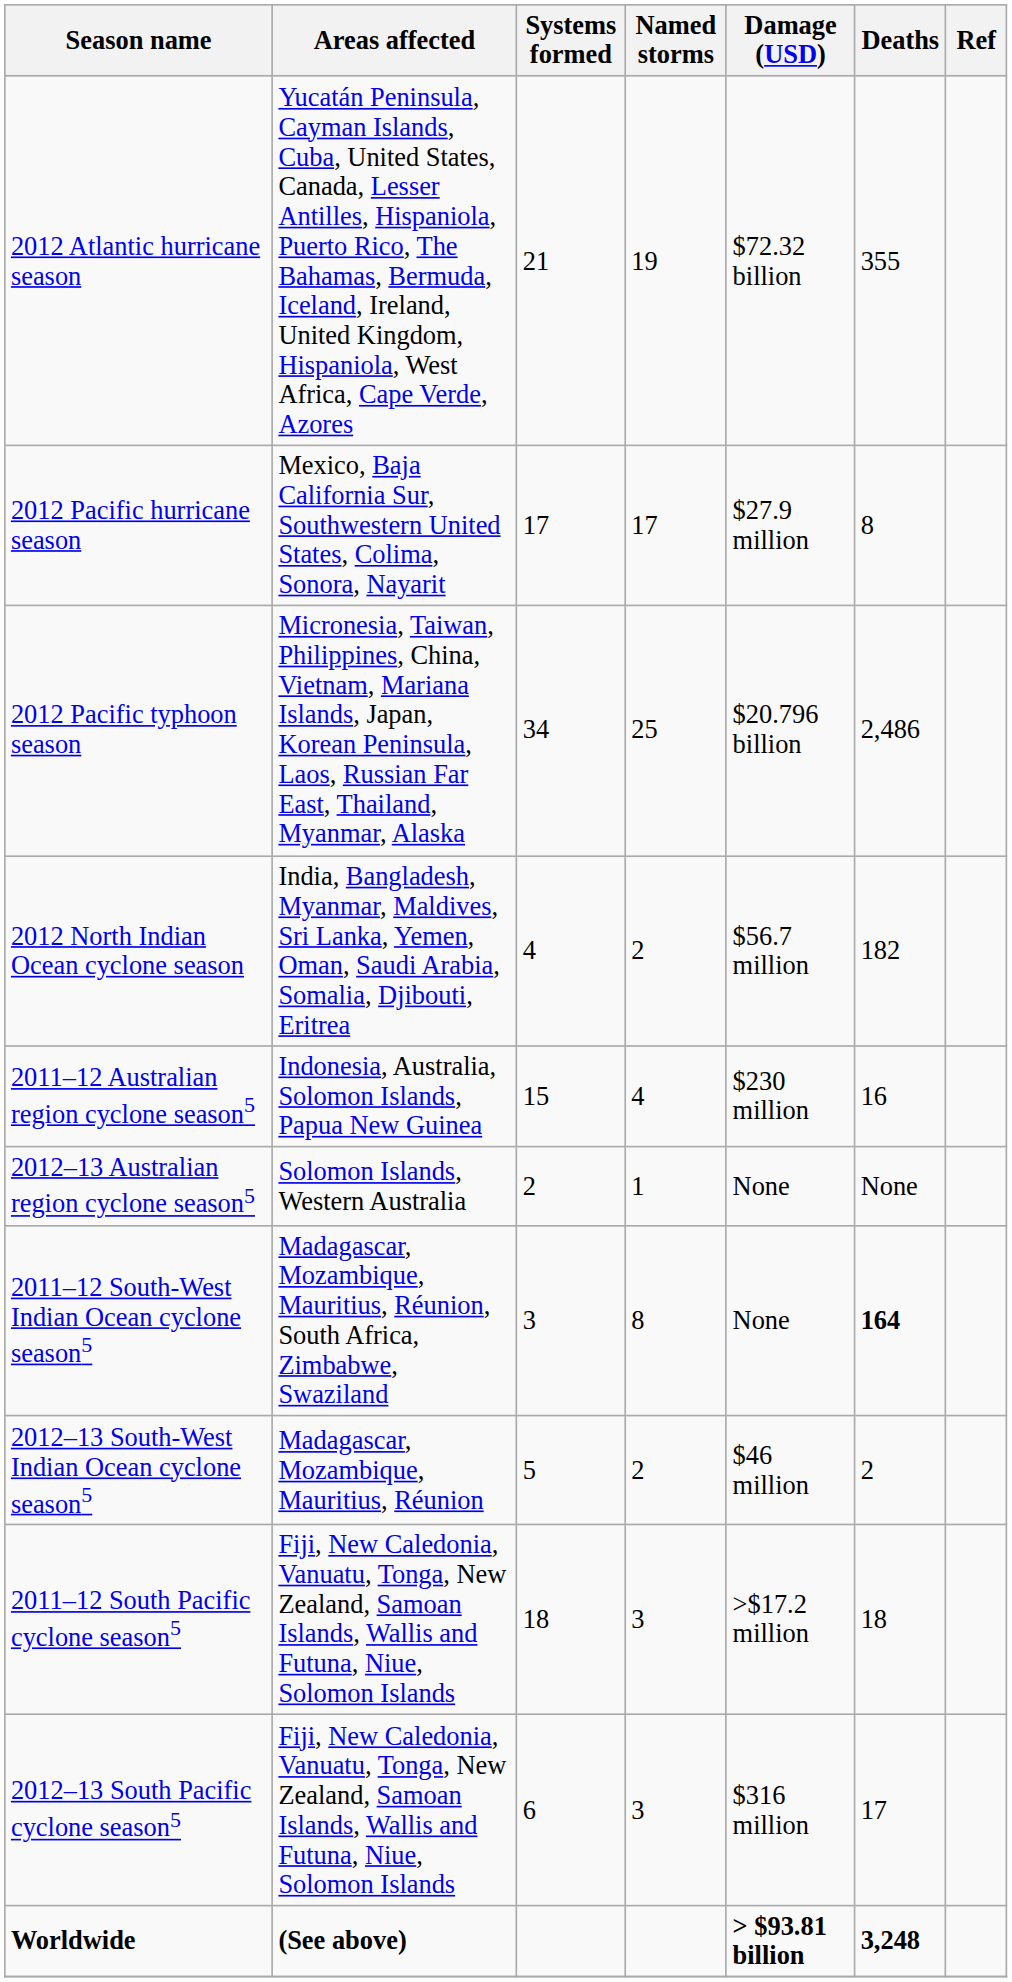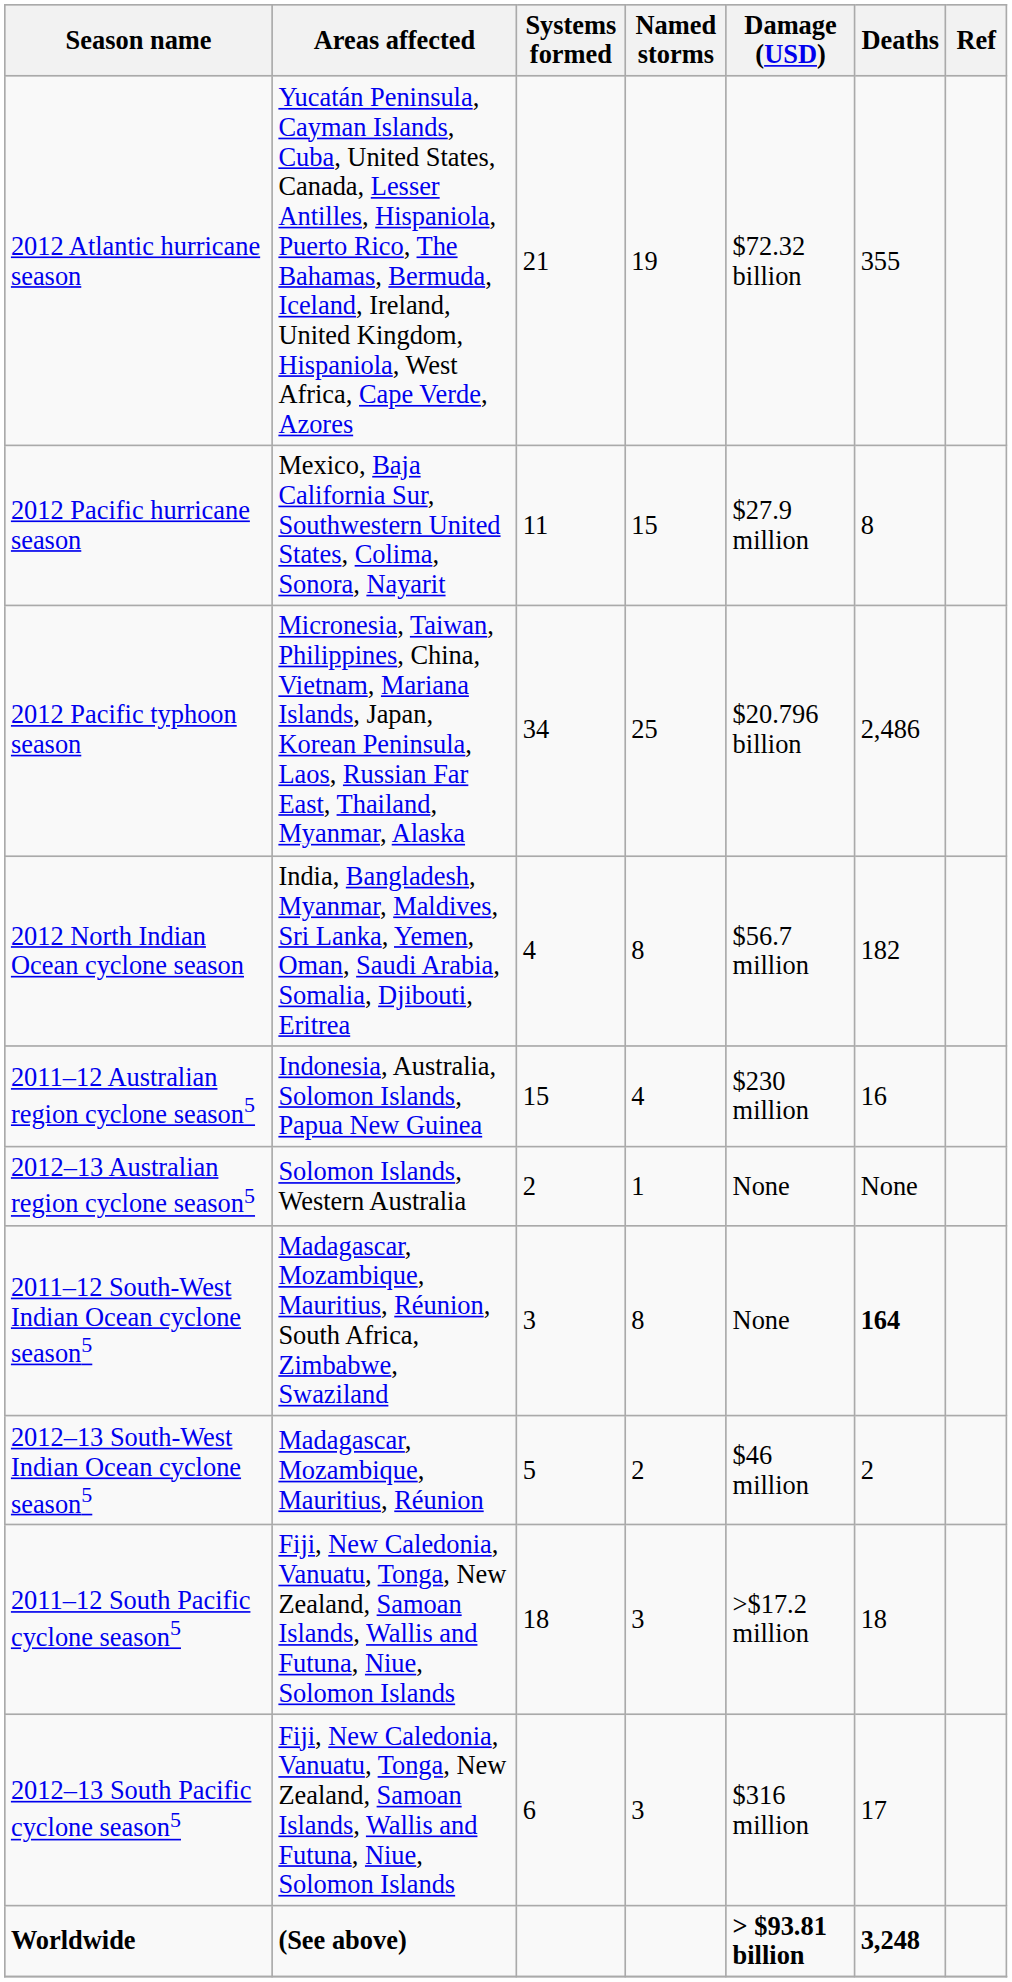(536, 524) 17 -> (536, 524) 11
(644, 524) 17 -> (644, 524) 15
(638, 950) 2 -> (638, 950) 8
